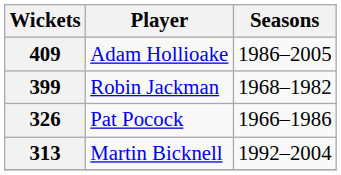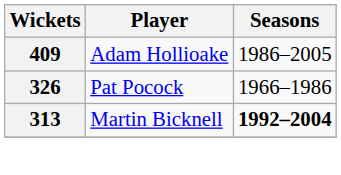- row: (45, 86)
(285, 152) normal -> (285, 119) bold
